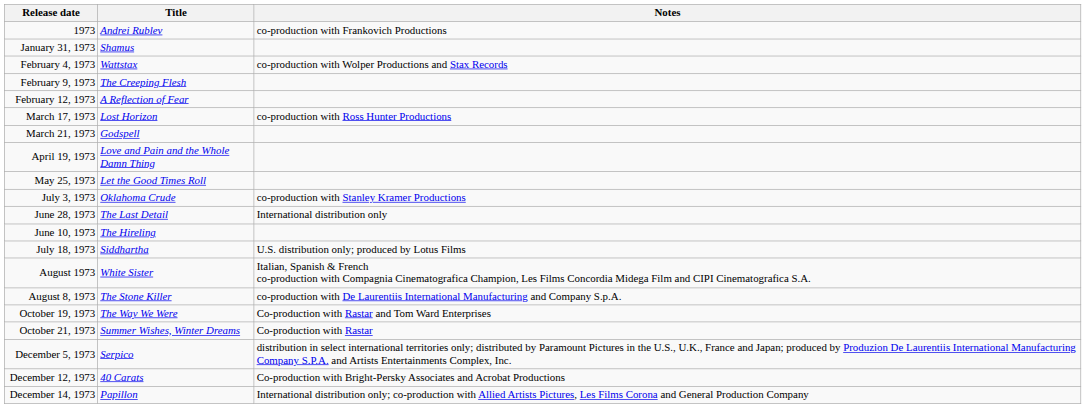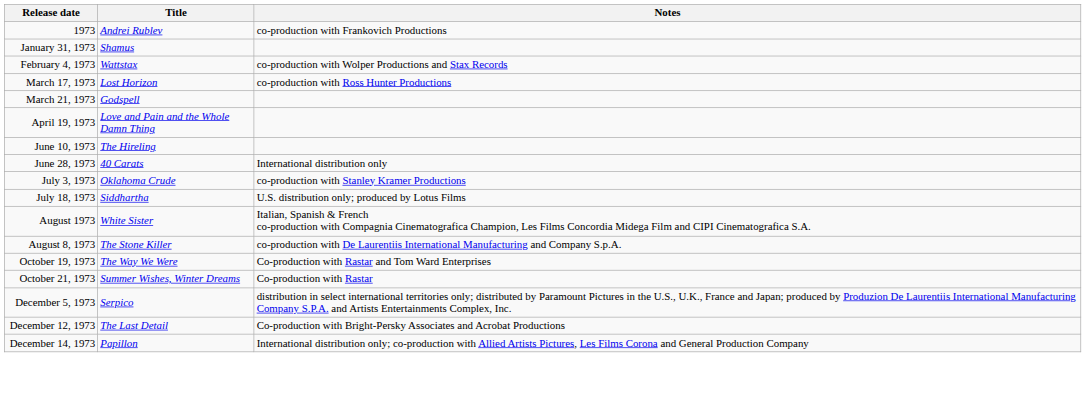- row: (58, 82)
- row: (55, 99)
- row: (65, 180)
rows swapped: (65, 232) <-> (68, 197)
(134, 215) The Last Detail -> (122, 163) 40 Carats
(122, 377) 40 Carats -> (134, 325) The Last Detail
